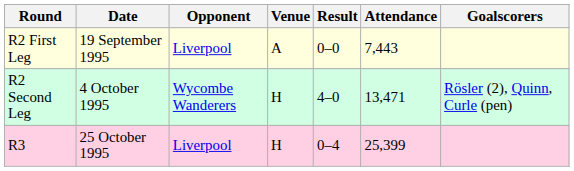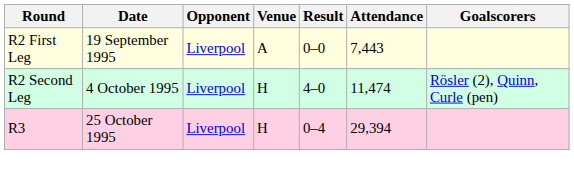(204, 96) Wycombe Wanderers -> (216, 88) Liverpool
(385, 96) 13,471 -> (370, 88) 11,474
(385, 145) 25,399 -> (371, 128) 29,394
